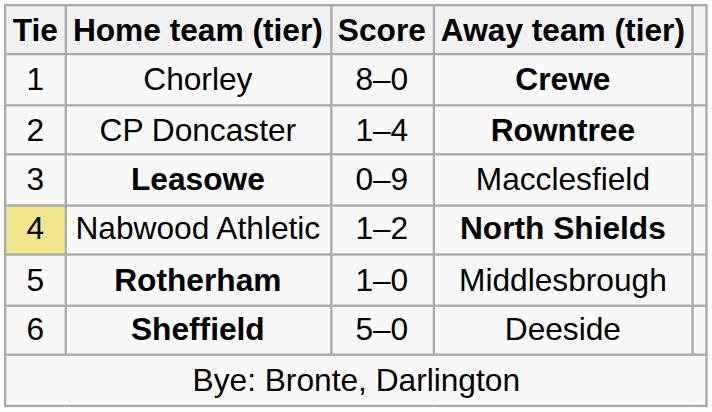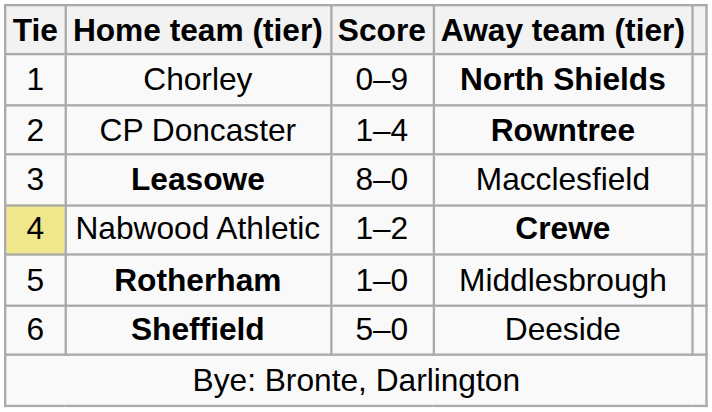(382, 80) 8–0 -> (382, 80) 0–9
(563, 80) Crewe -> (563, 80) North Shields
(382, 180) 0–9 -> (382, 180) 8–0
(563, 230) North Shields -> (563, 230) Crewe
